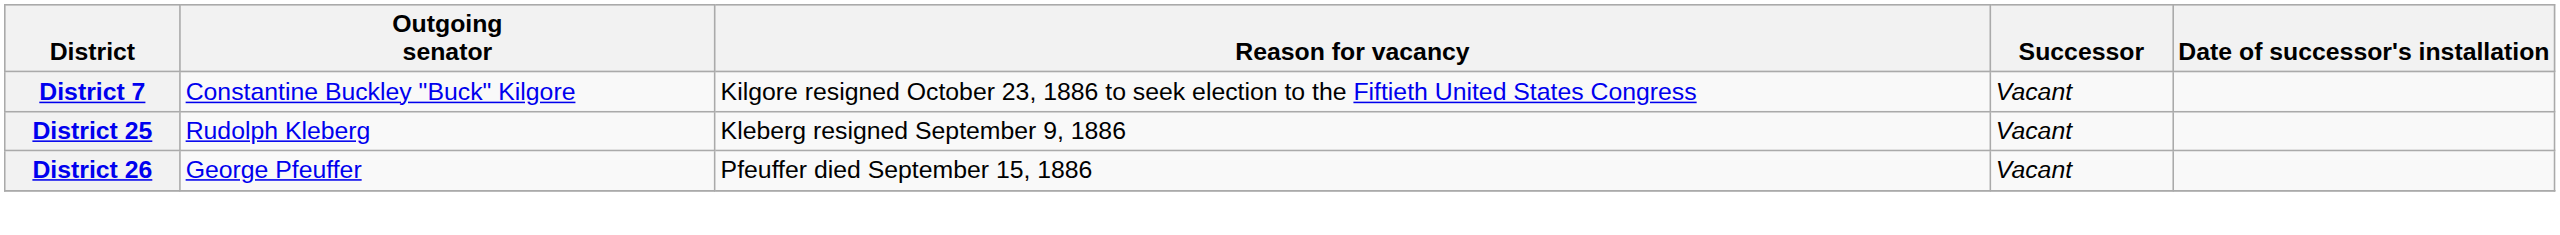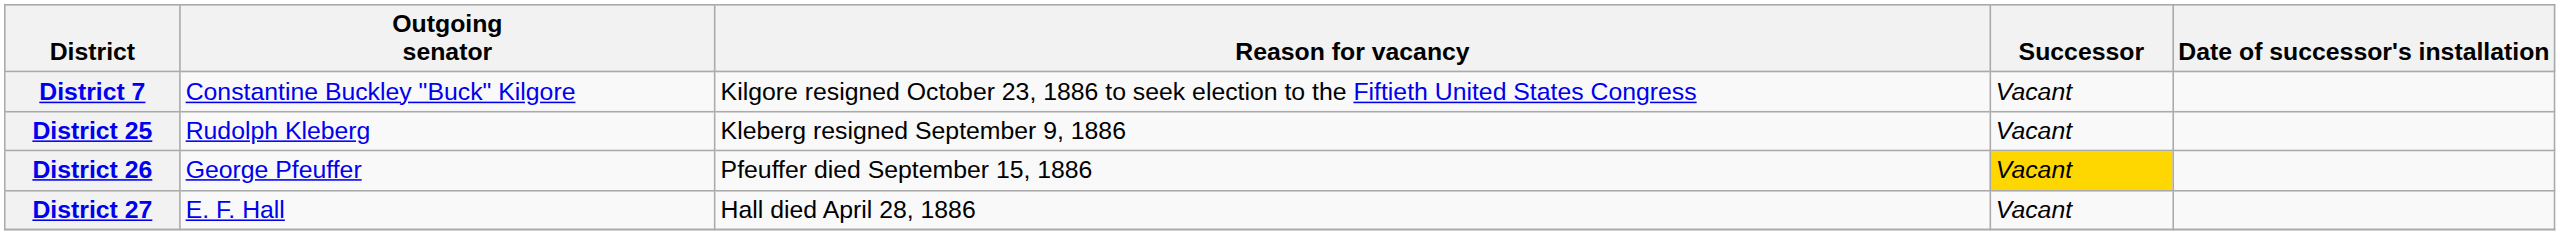(2034, 170) no background -> (2034, 170) gold background
+ row: (92, 209)
